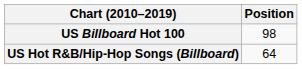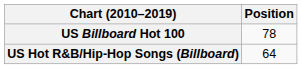(269, 34) 98 -> (269, 34) 78
